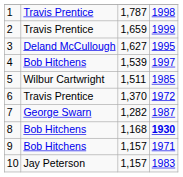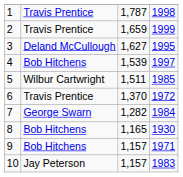(163, 113) 1987 -> (163, 113) 1984
(134, 130) 1,168 -> (134, 130) 1,165
(163, 130) bold -> (163, 130) normal
